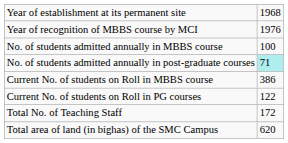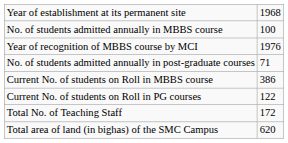rows swapped: (102, 29) <-> (115, 46)
(265, 63) paleturquoise background -> (265, 63) no background
